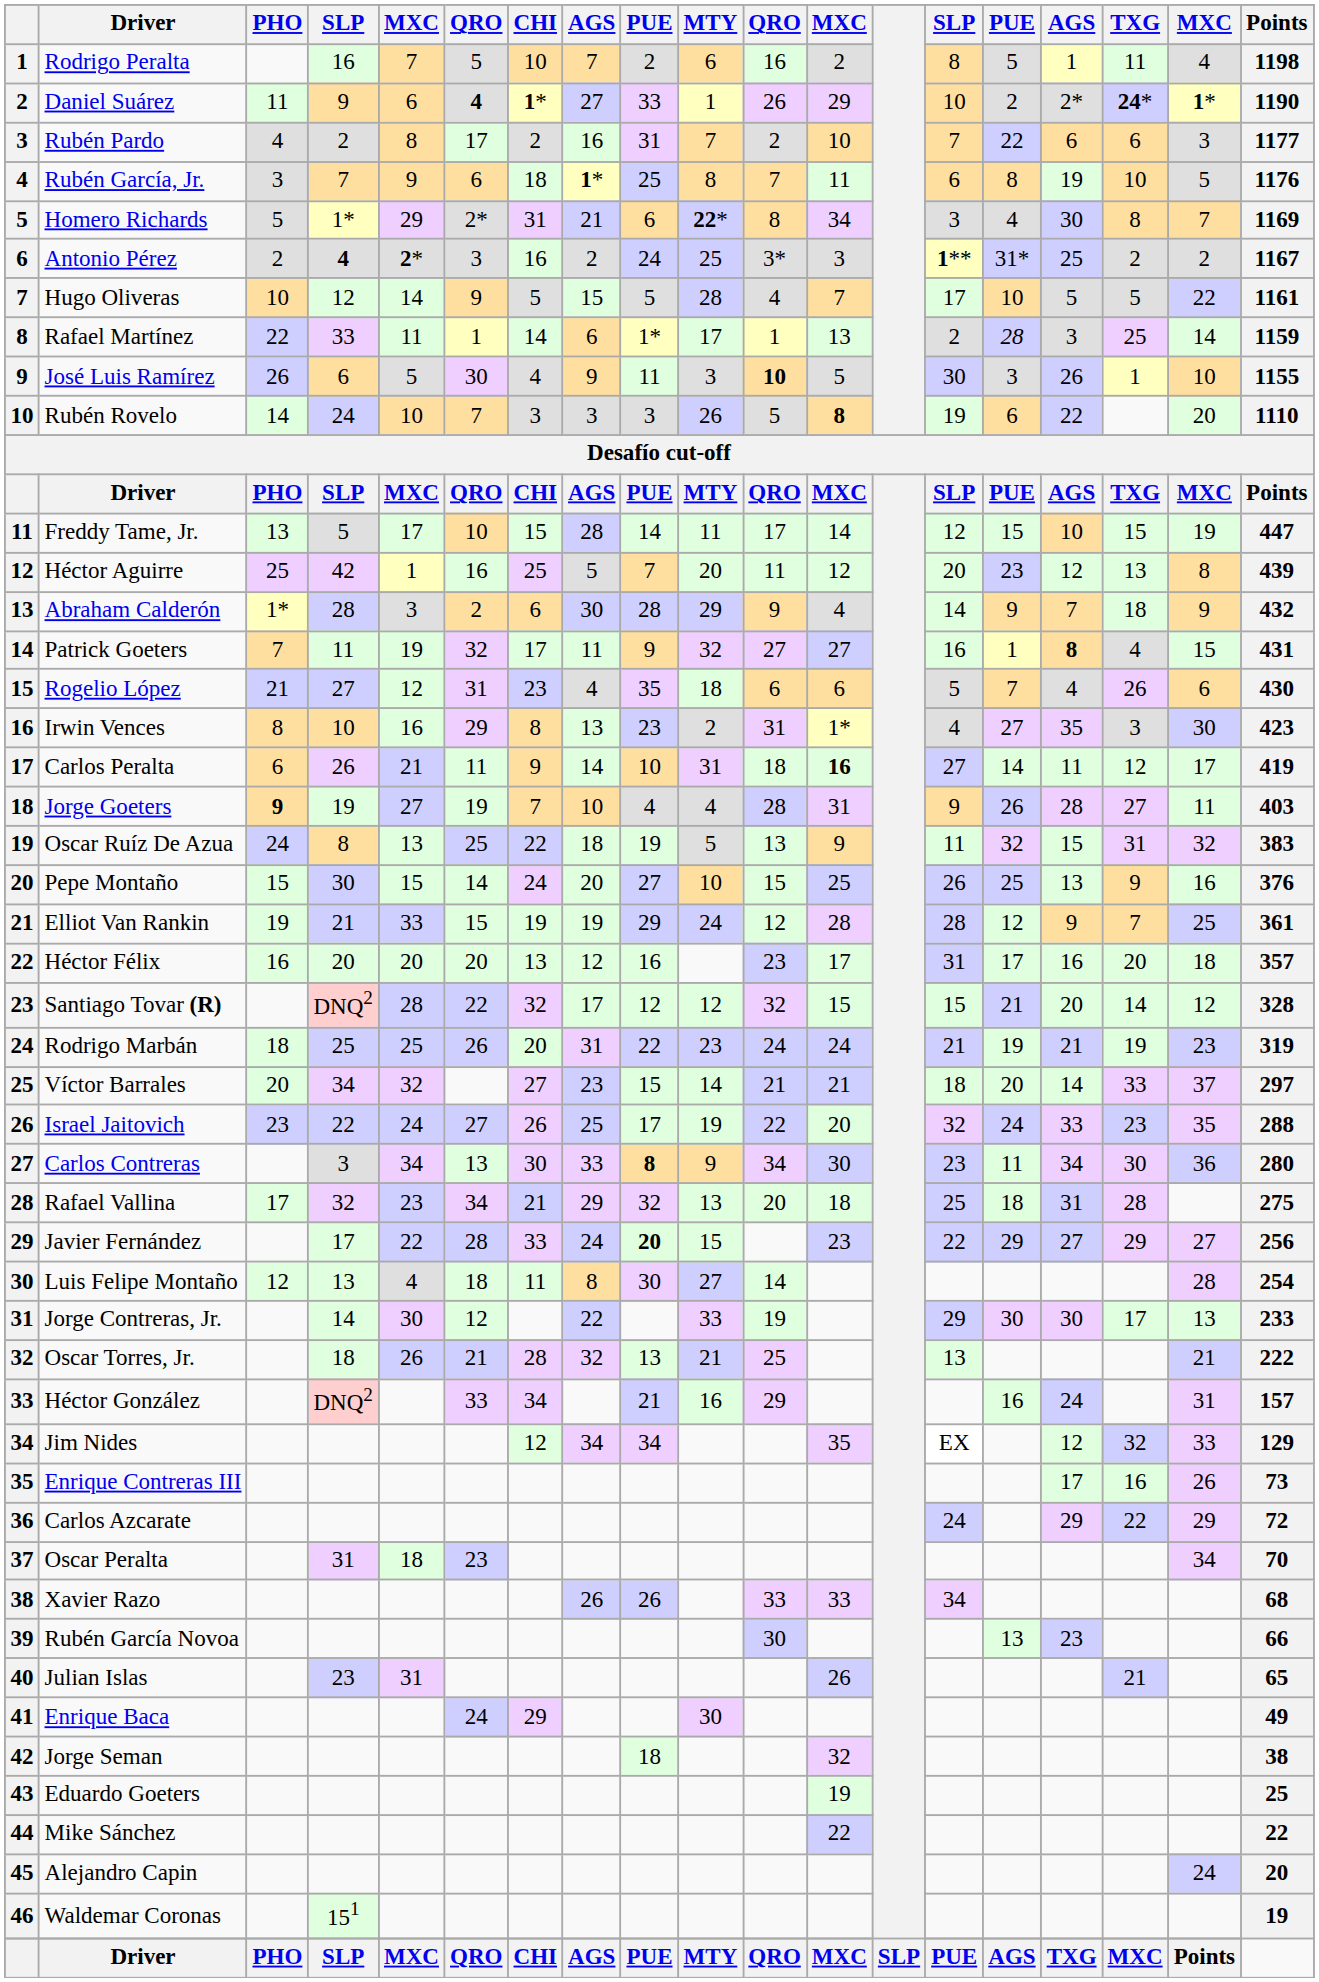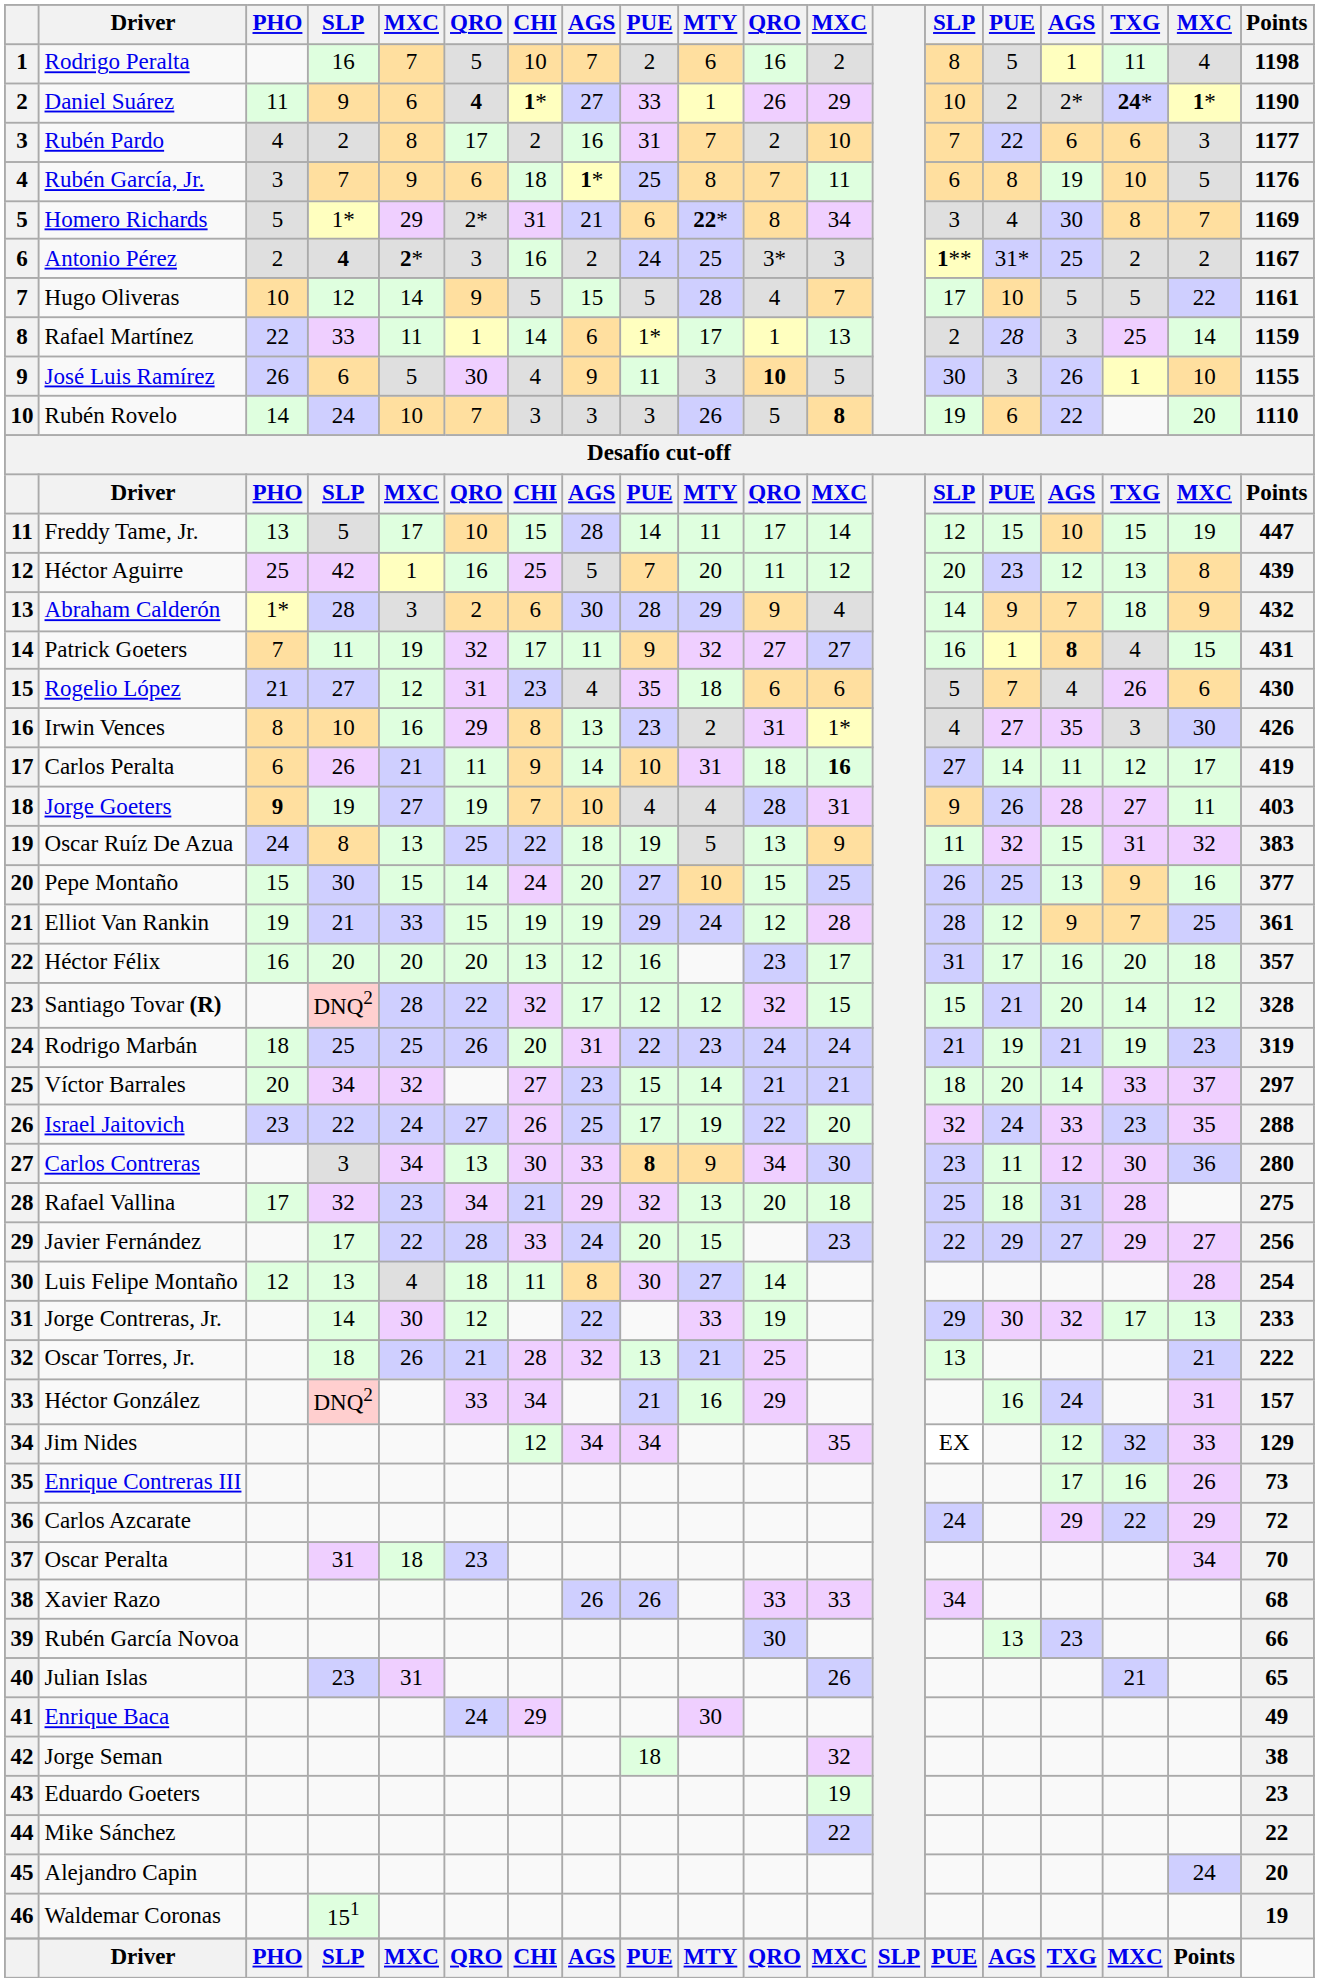(1277, 728) 423 -> (1277, 728) 426
(1277, 884) 376 -> (1277, 884) 377
(1072, 1163) 34 -> (1072, 1163) 12
(650, 1242) bold -> (650, 1242) normal
(1072, 1320) 30 -> (1072, 1320) 32
(1277, 1795) 25 -> (1277, 1795) 23
